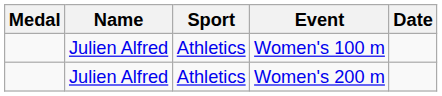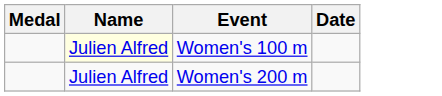- column: (211, 19)
(119, 48) no background -> (119, 48) lightyellow background
